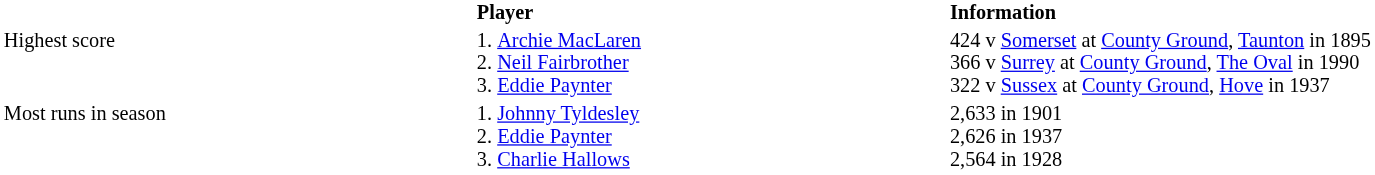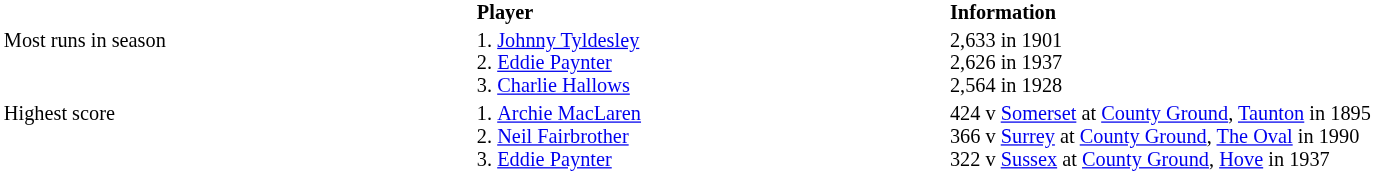rows swapped: (59, 40) <-> (85, 113)
